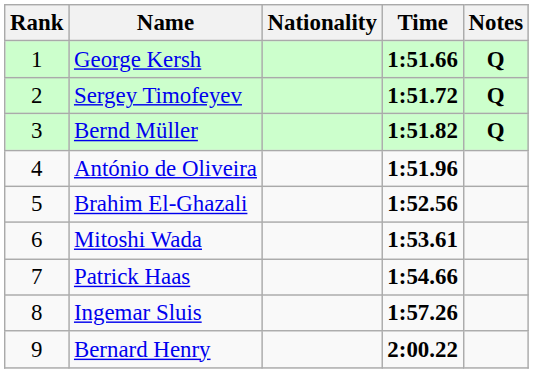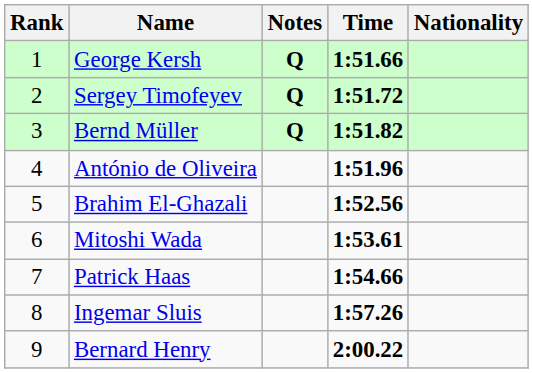columns swapped: (322, 22) <-> (496, 22)
